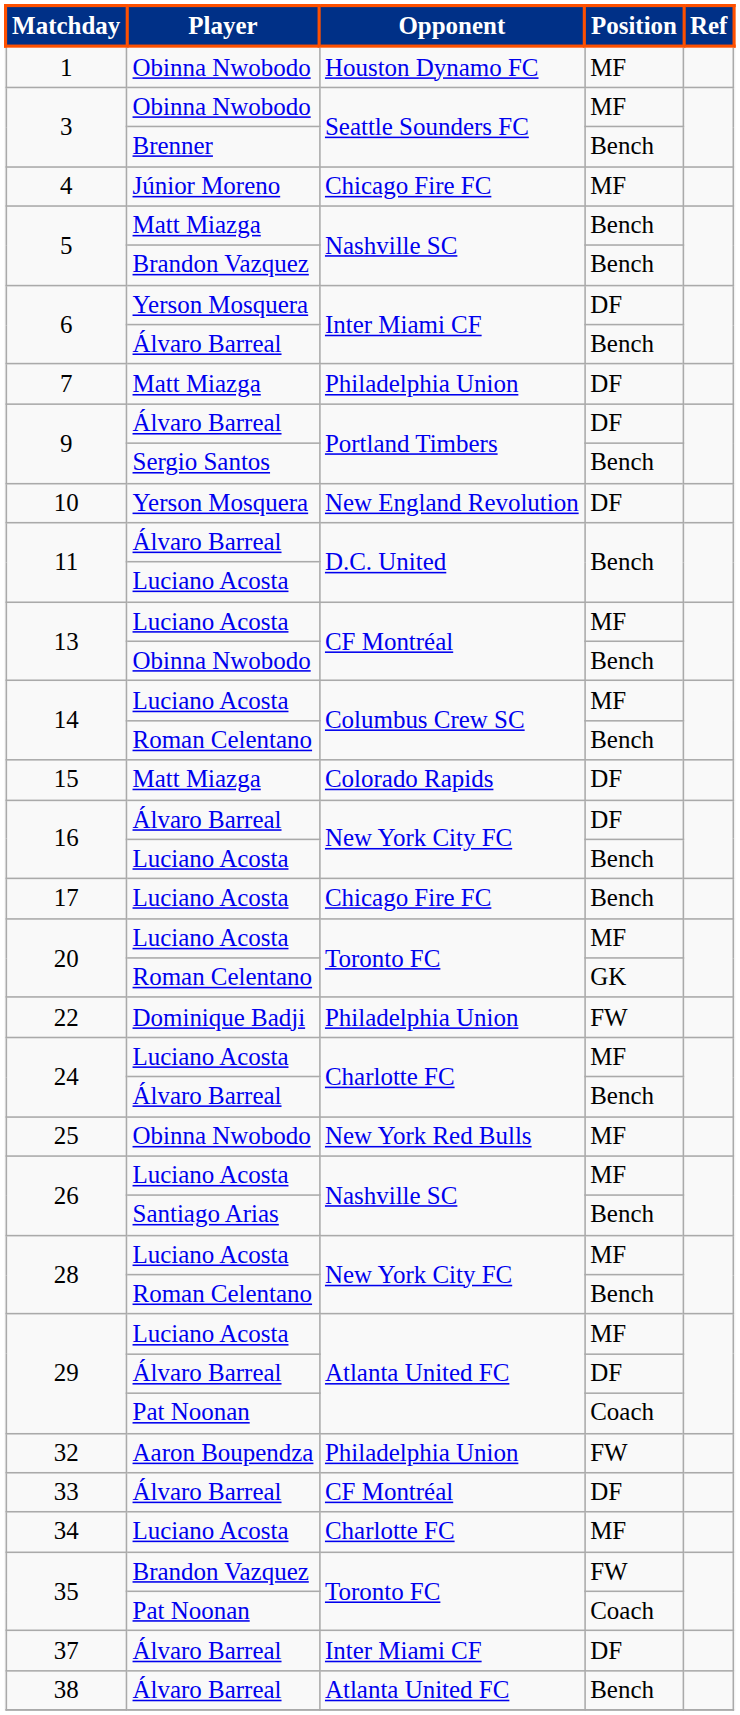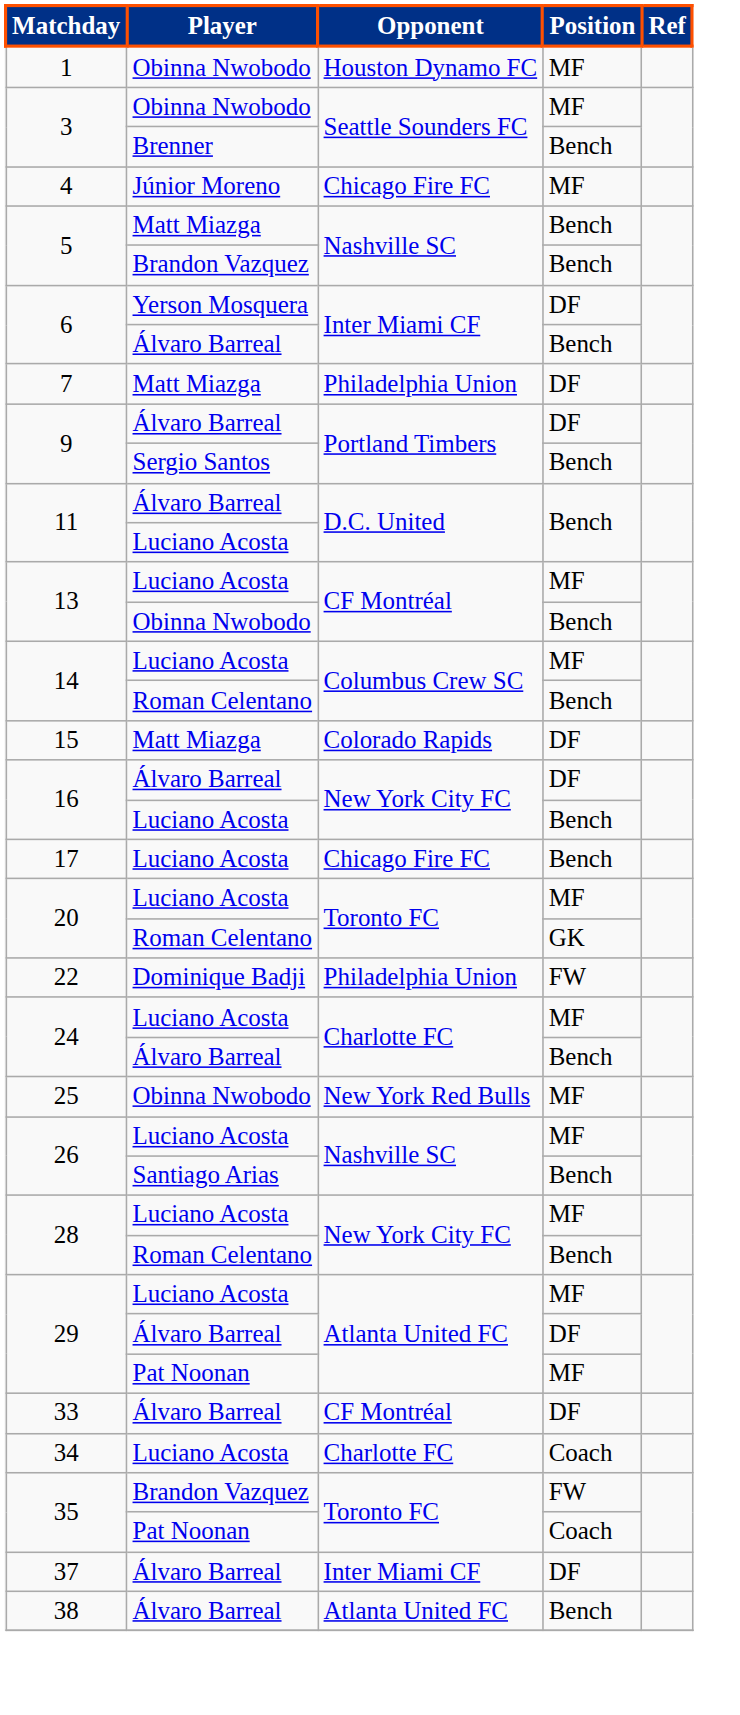- row: (66, 502)
(622, 1412) Coach -> (567, 1373) MF
- row: (66, 1452)
(608, 1531) MF -> (581, 1452) Coach
